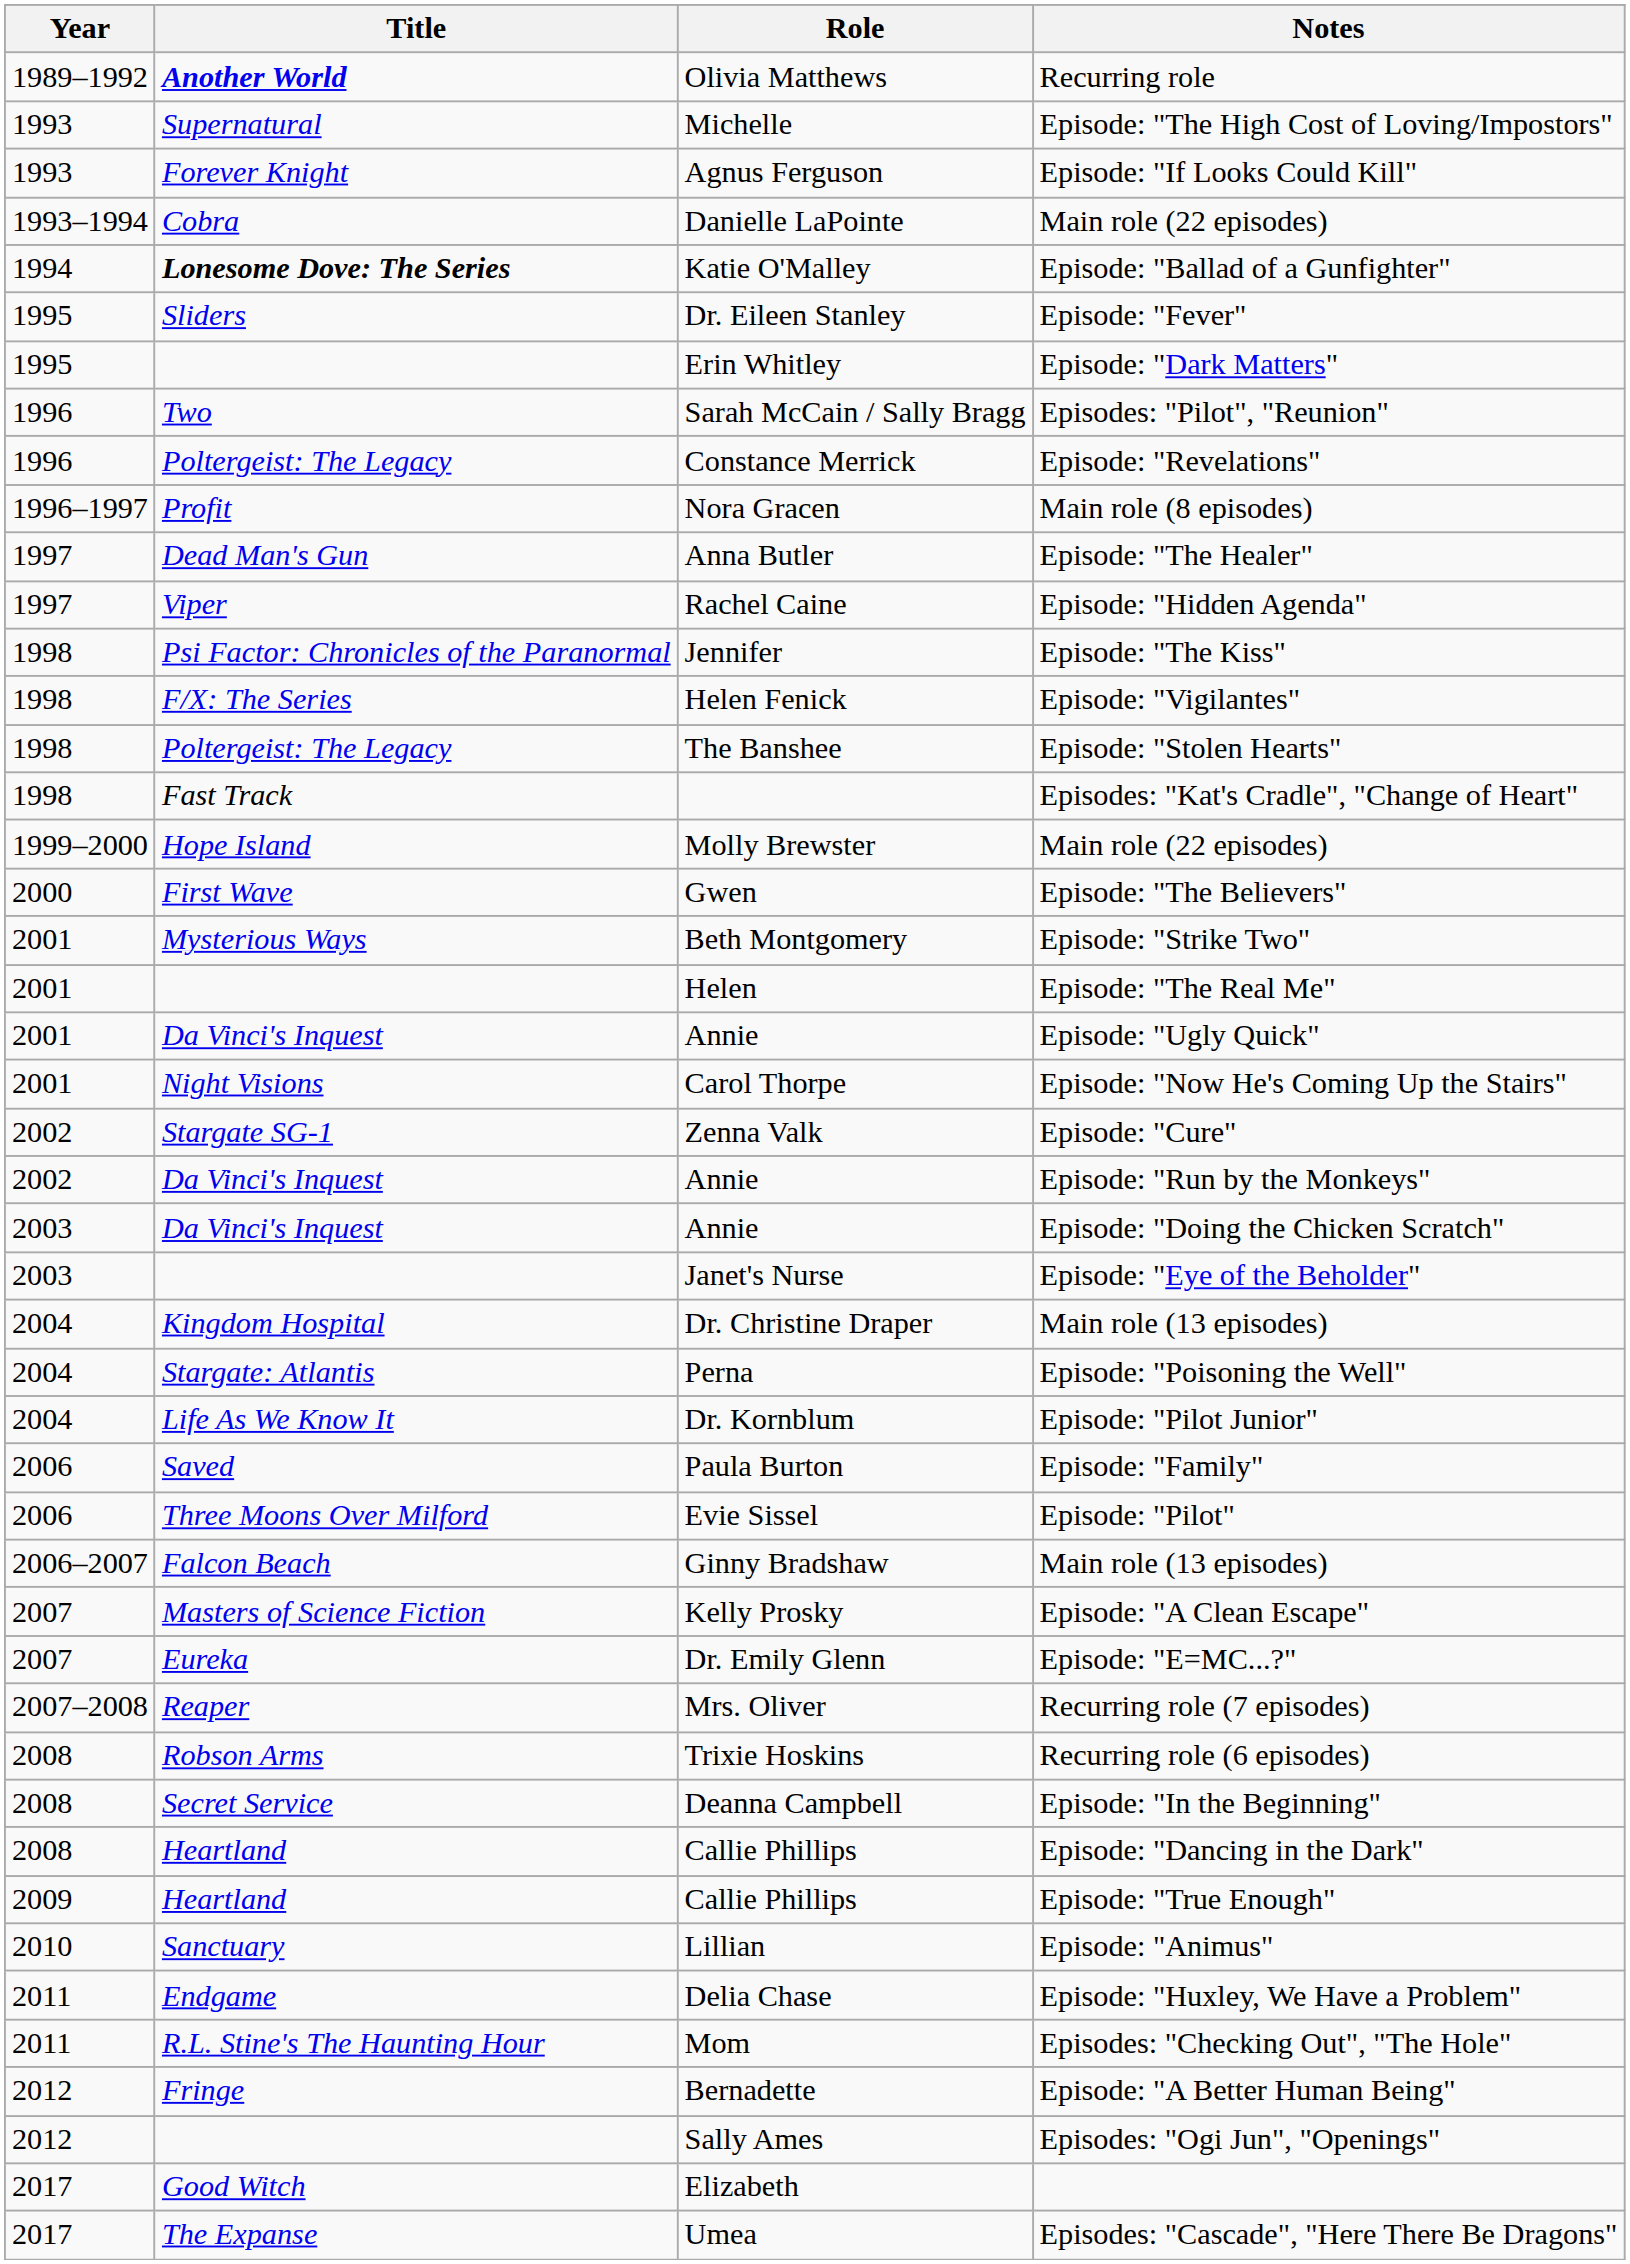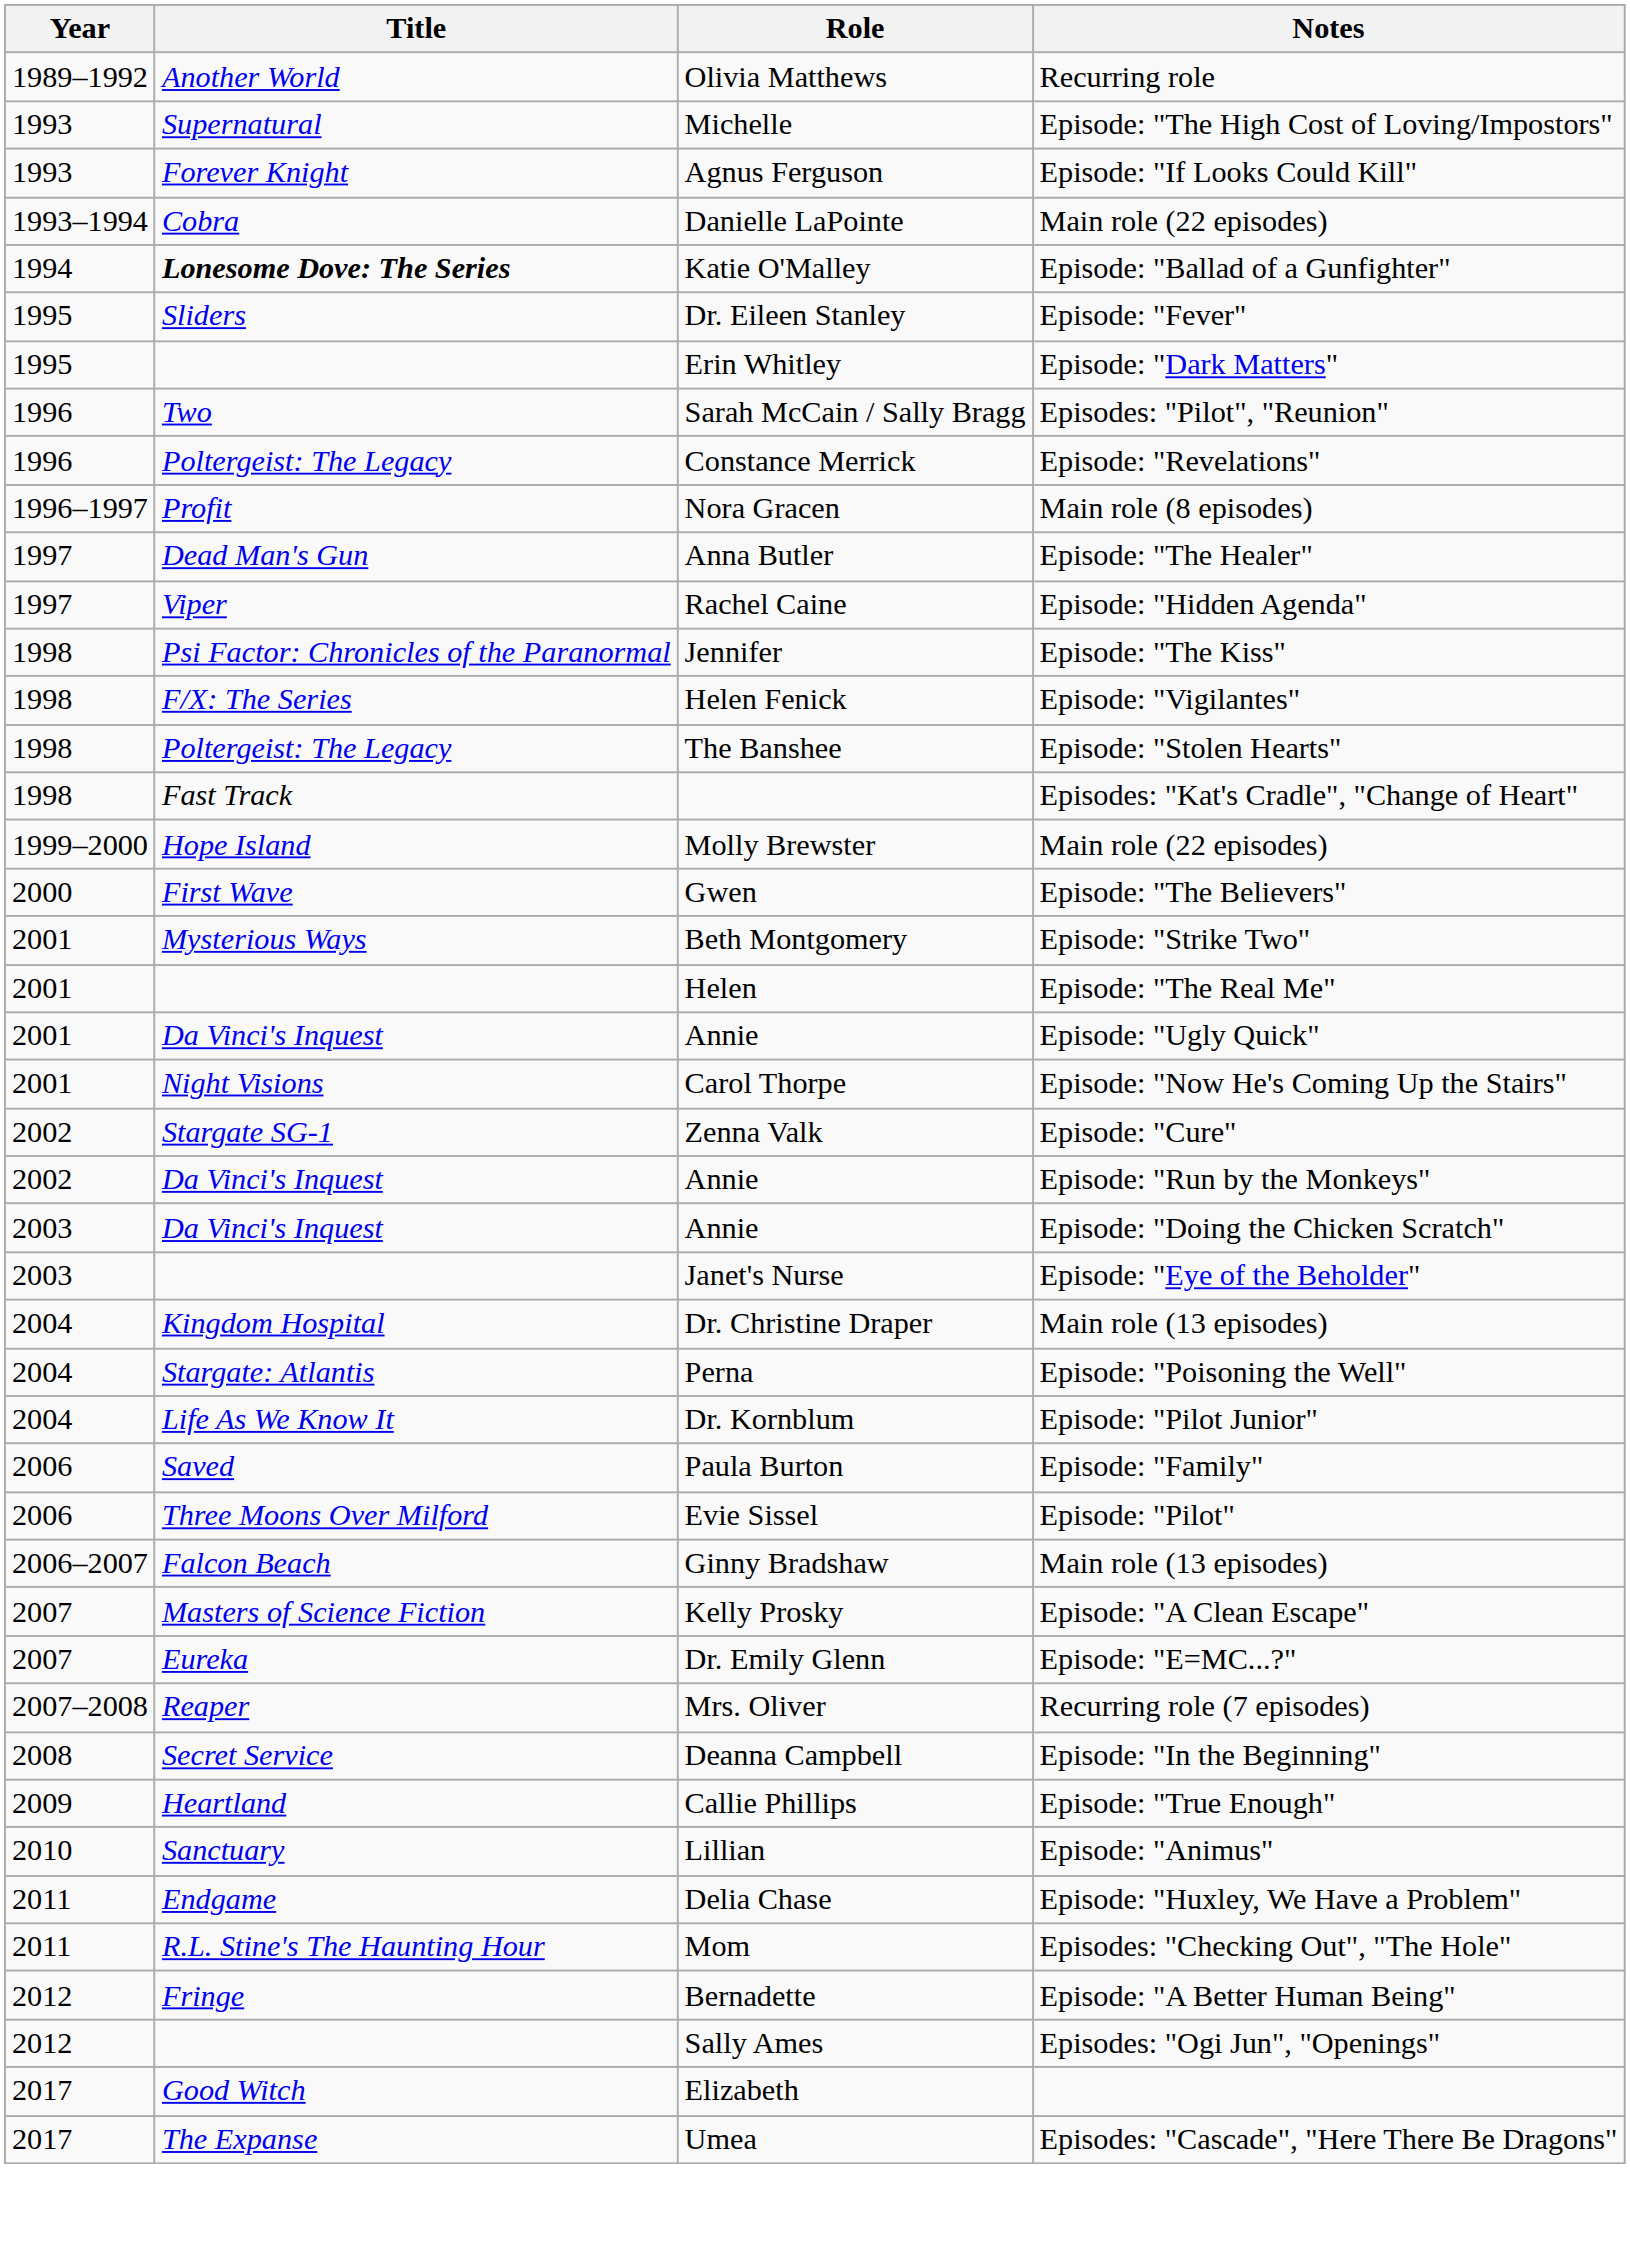(254, 76) bold -> (251, 76) normal
- row: (774, 1754)
- row: (771, 1850)
